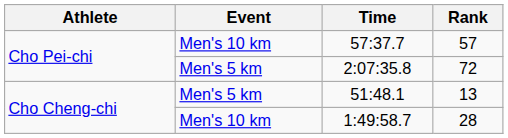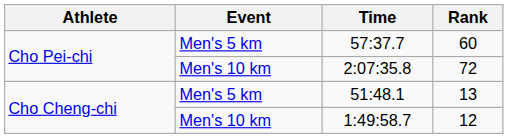(225, 44) Men's 10 km -> (221, 44) Men's 5 km
(468, 44) 57 -> (468, 44) 60
(221, 69) Men's 5 km -> (225, 69) Men's 10 km
(468, 121) 28 -> (468, 121) 12
